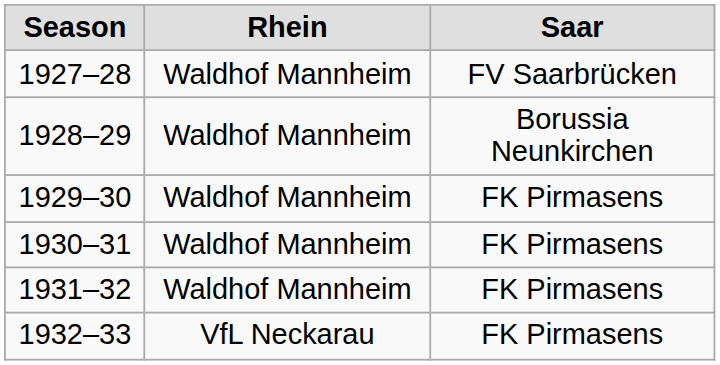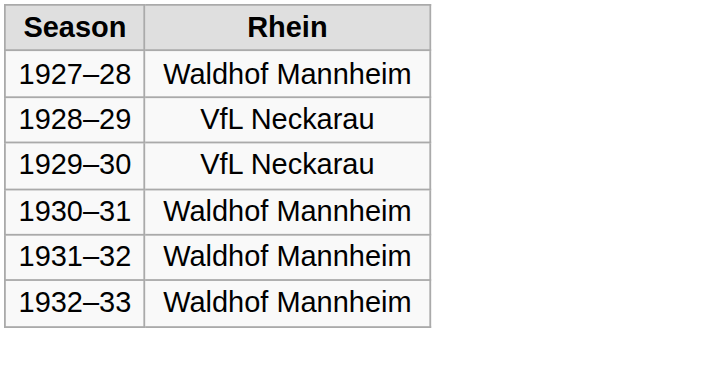- column: (572, 27)
(287, 135) Waldhof Mannheim -> (287, 119) VfL Neckarau
(287, 197) Waldhof Mannheim -> (287, 165) VfL Neckarau
(287, 335) VfL Neckarau -> (287, 303) Waldhof Mannheim
